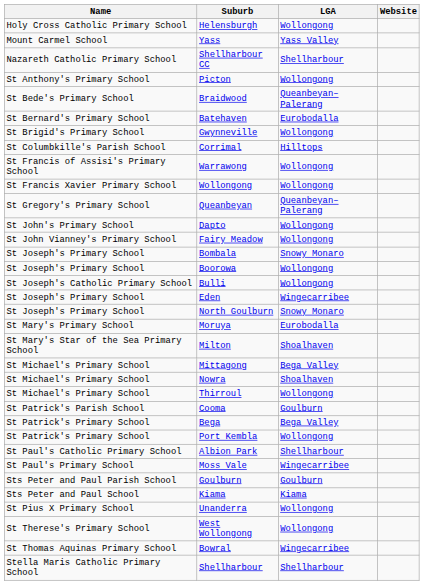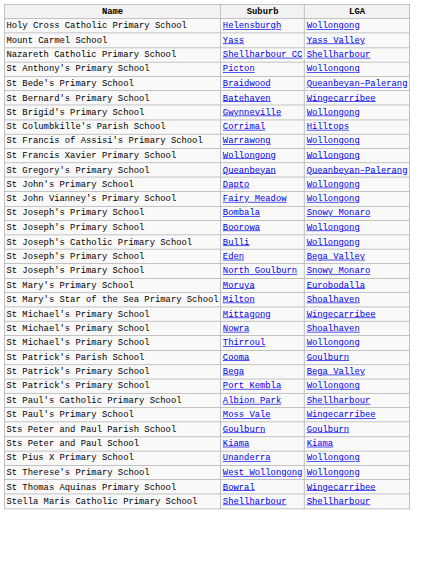- column: (398, 12)
(309, 118) Eurobodalla -> (341, 98) Wingecarribee
(315, 297) Wingecarribee -> (336, 256) Bega Valley
(309, 365) Bega Valley -> (341, 314) Wingecarribee
